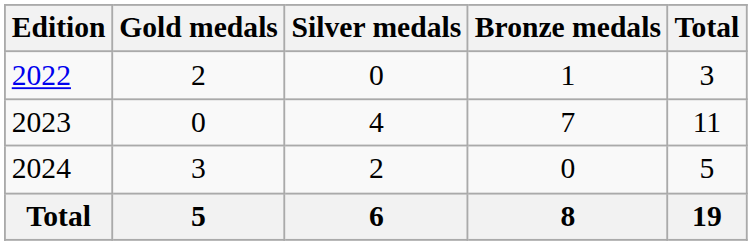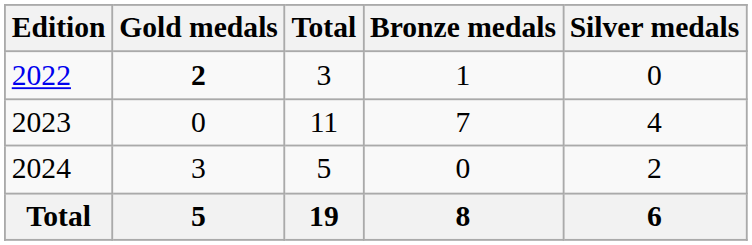columns swapped: (376, 27) <-> (707, 27)
(199, 74) normal -> (199, 74) bold
